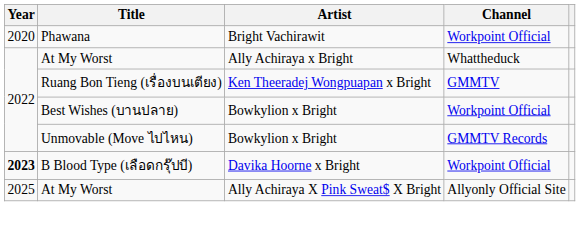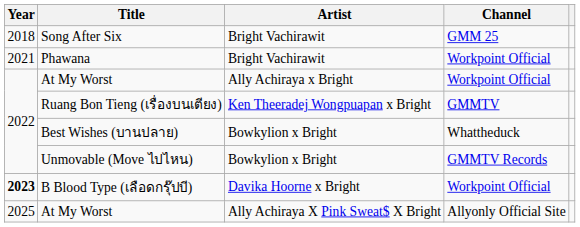+ row: (81, 36)
(21, 36) 2020 -> (21, 58) 2021
(484, 58) Whattheduck -> (499, 79) Workpoint Official
(499, 110) Workpoint Official -> (484, 132) Whattheduck
